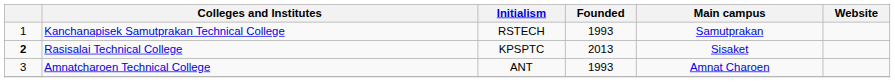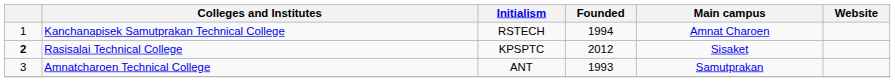(601, 31) 1993 -> (601, 31) 1994
(730, 31) Samutprakan -> (730, 31) Amnat Charoen
(601, 49) 2013 -> (601, 49) 2012
(730, 67) Amnat Charoen -> (730, 67) Samutprakan
